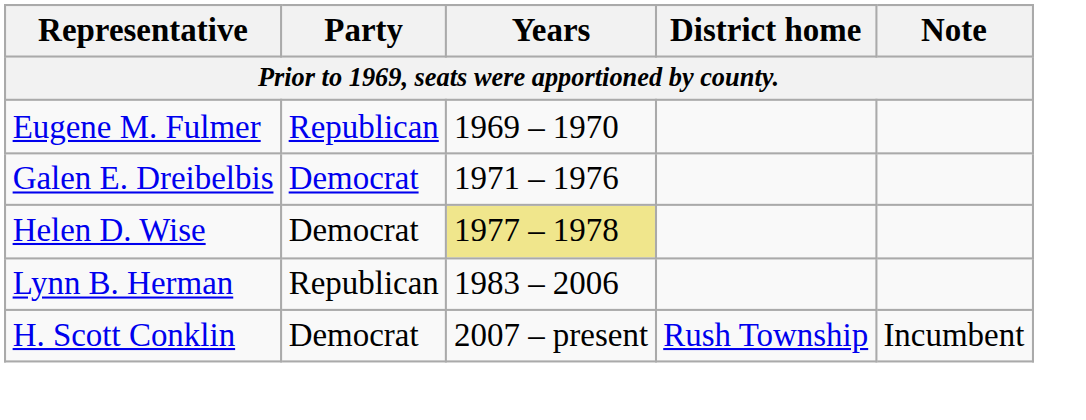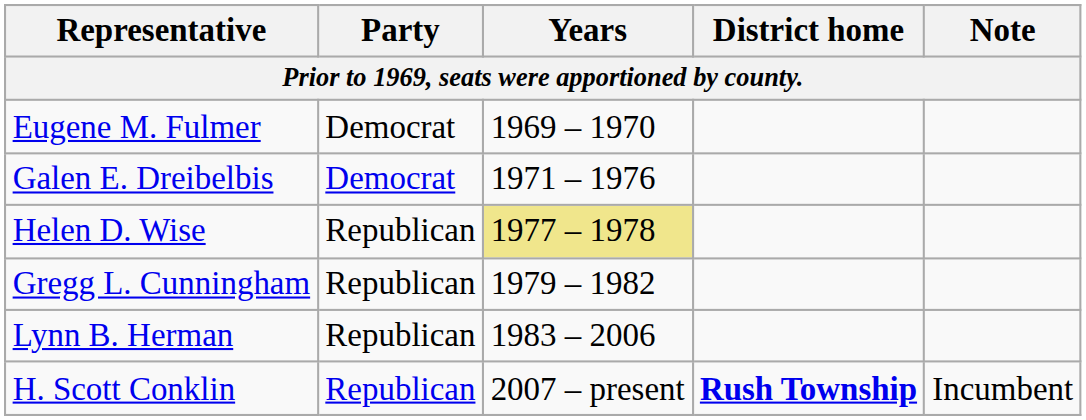(364, 126) Republican -> (390, 126) Democrat
(354, 230) Democrat -> (400, 230) Republican
+ row: (161, 283)
(354, 335) Democrat -> (400, 387) Republican
(766, 335) normal -> (808, 387) bold
